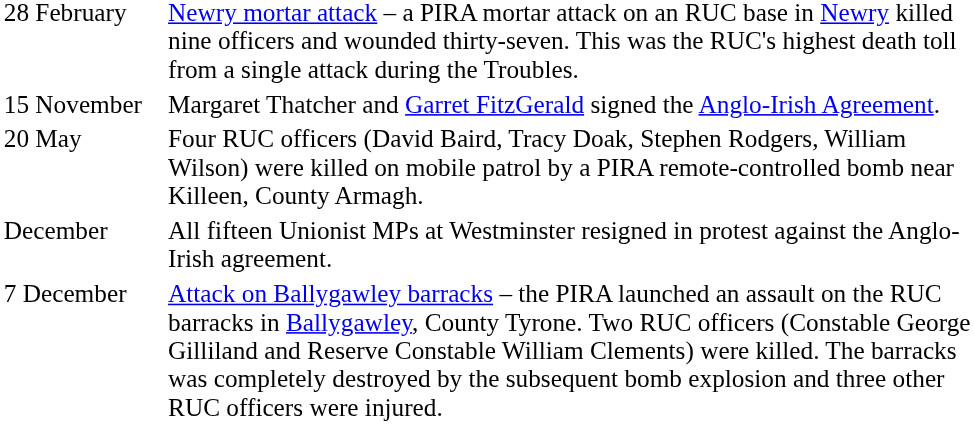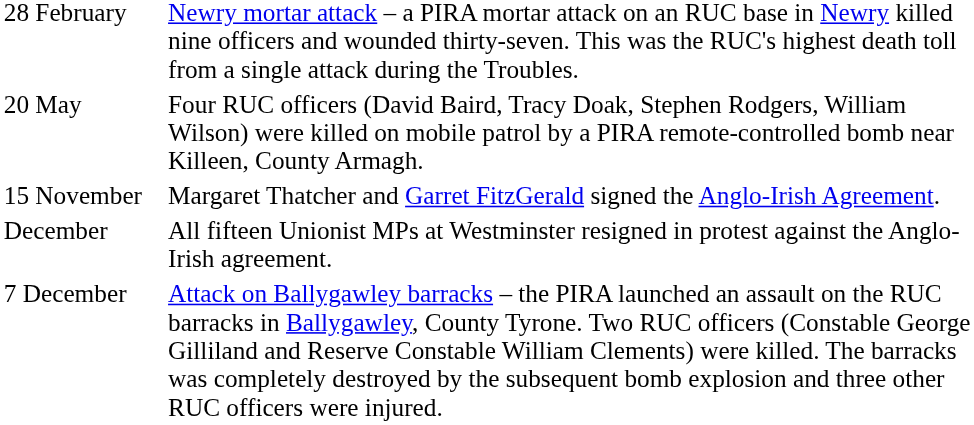rows swapped: (43, 139) <-> (73, 104)
